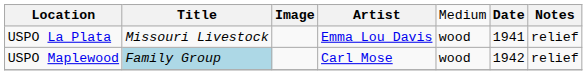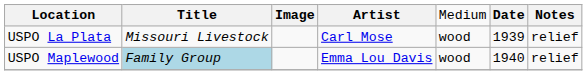(377, 37) Emma Lou Davis -> (357, 37) Carl Mose
(509, 37) 1941 -> (509, 37) 1939
(357, 59) Carl Mose -> (377, 59) Emma Lou Davis
(509, 59) 1942 -> (509, 59) 1940
